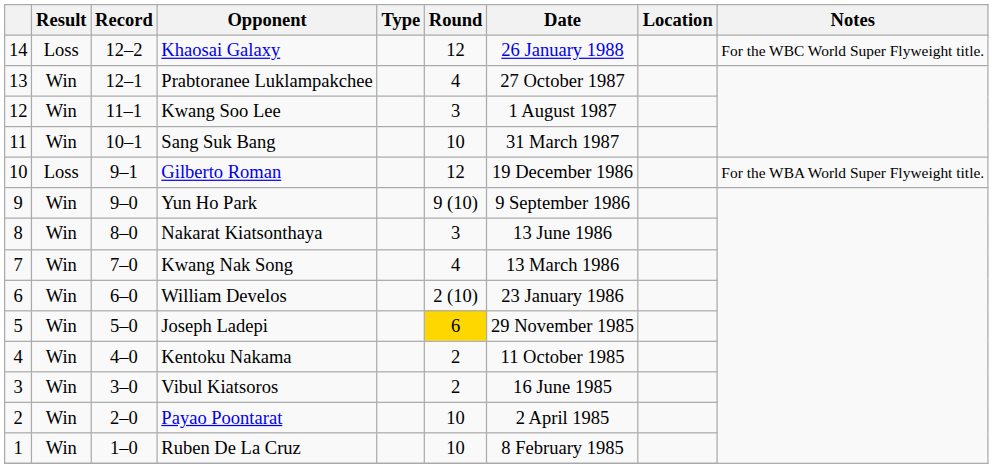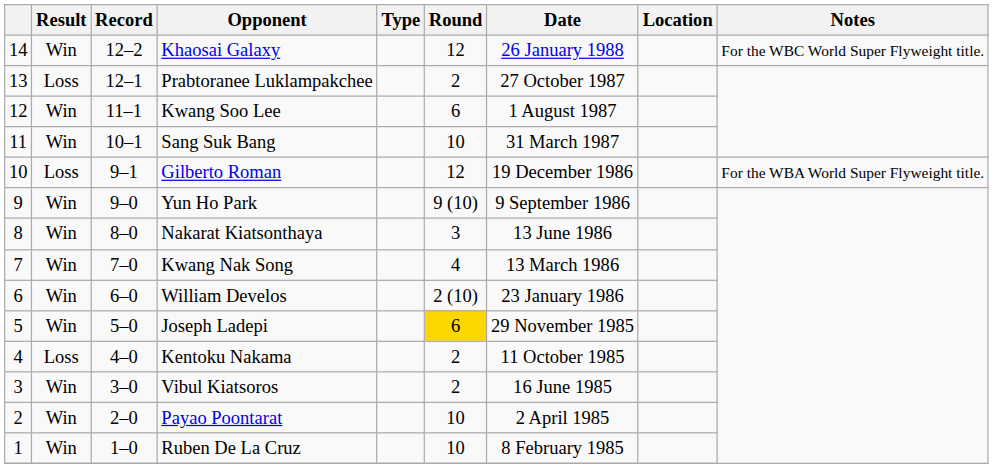(61, 50) Loss -> (61, 50) Win
(61, 81) Win -> (61, 81) Loss
(456, 81) 4 -> (456, 81) 2
(456, 111) 3 -> (456, 111) 6
(61, 356) Win -> (61, 356) Loss
